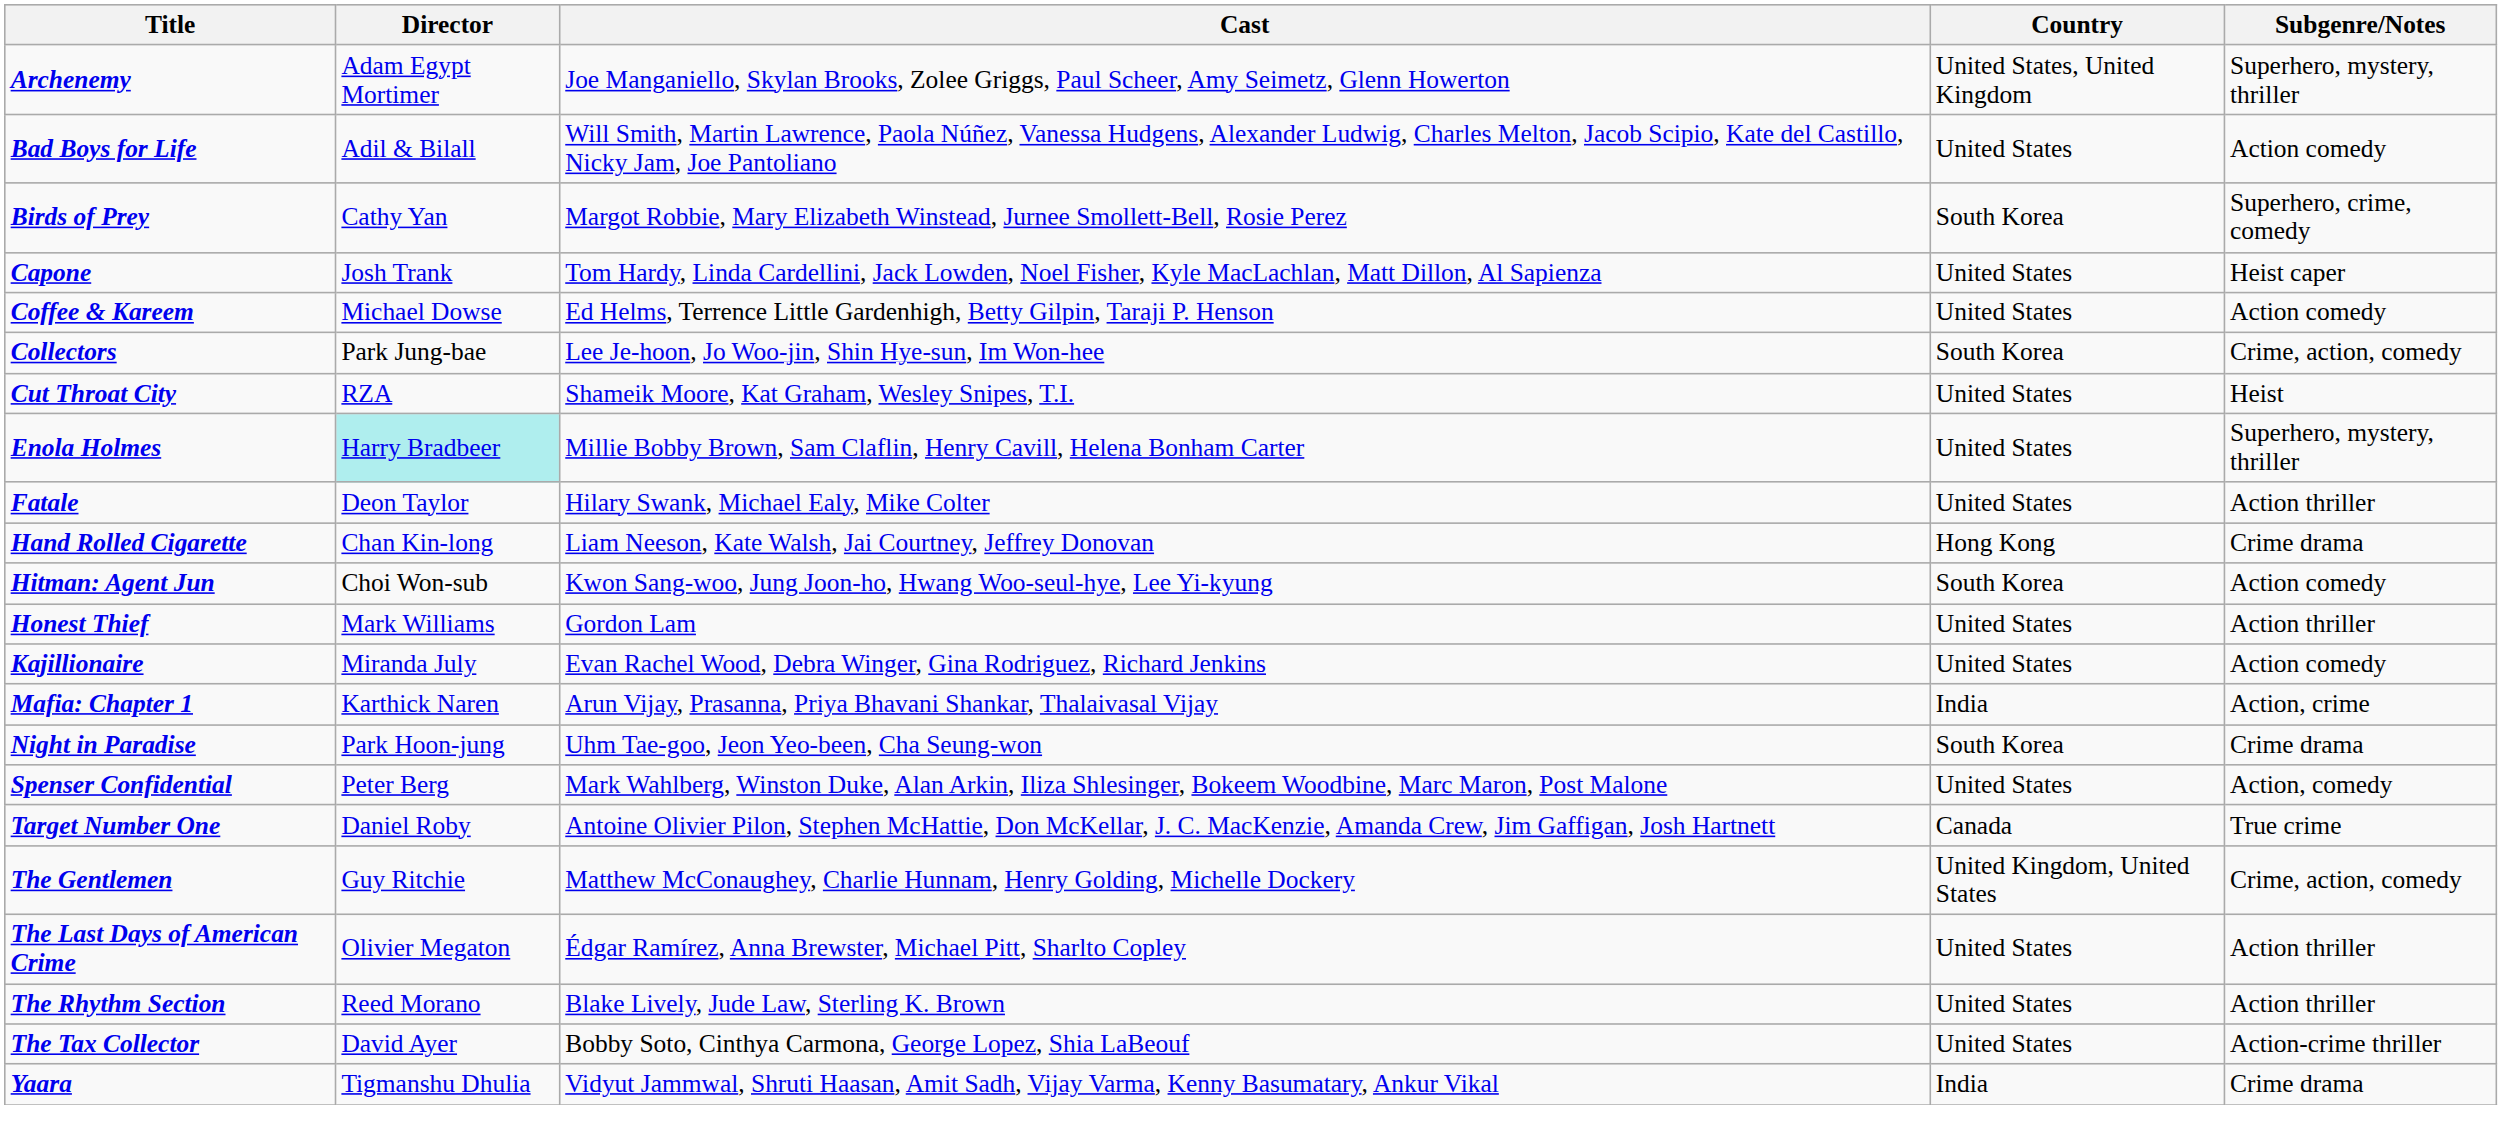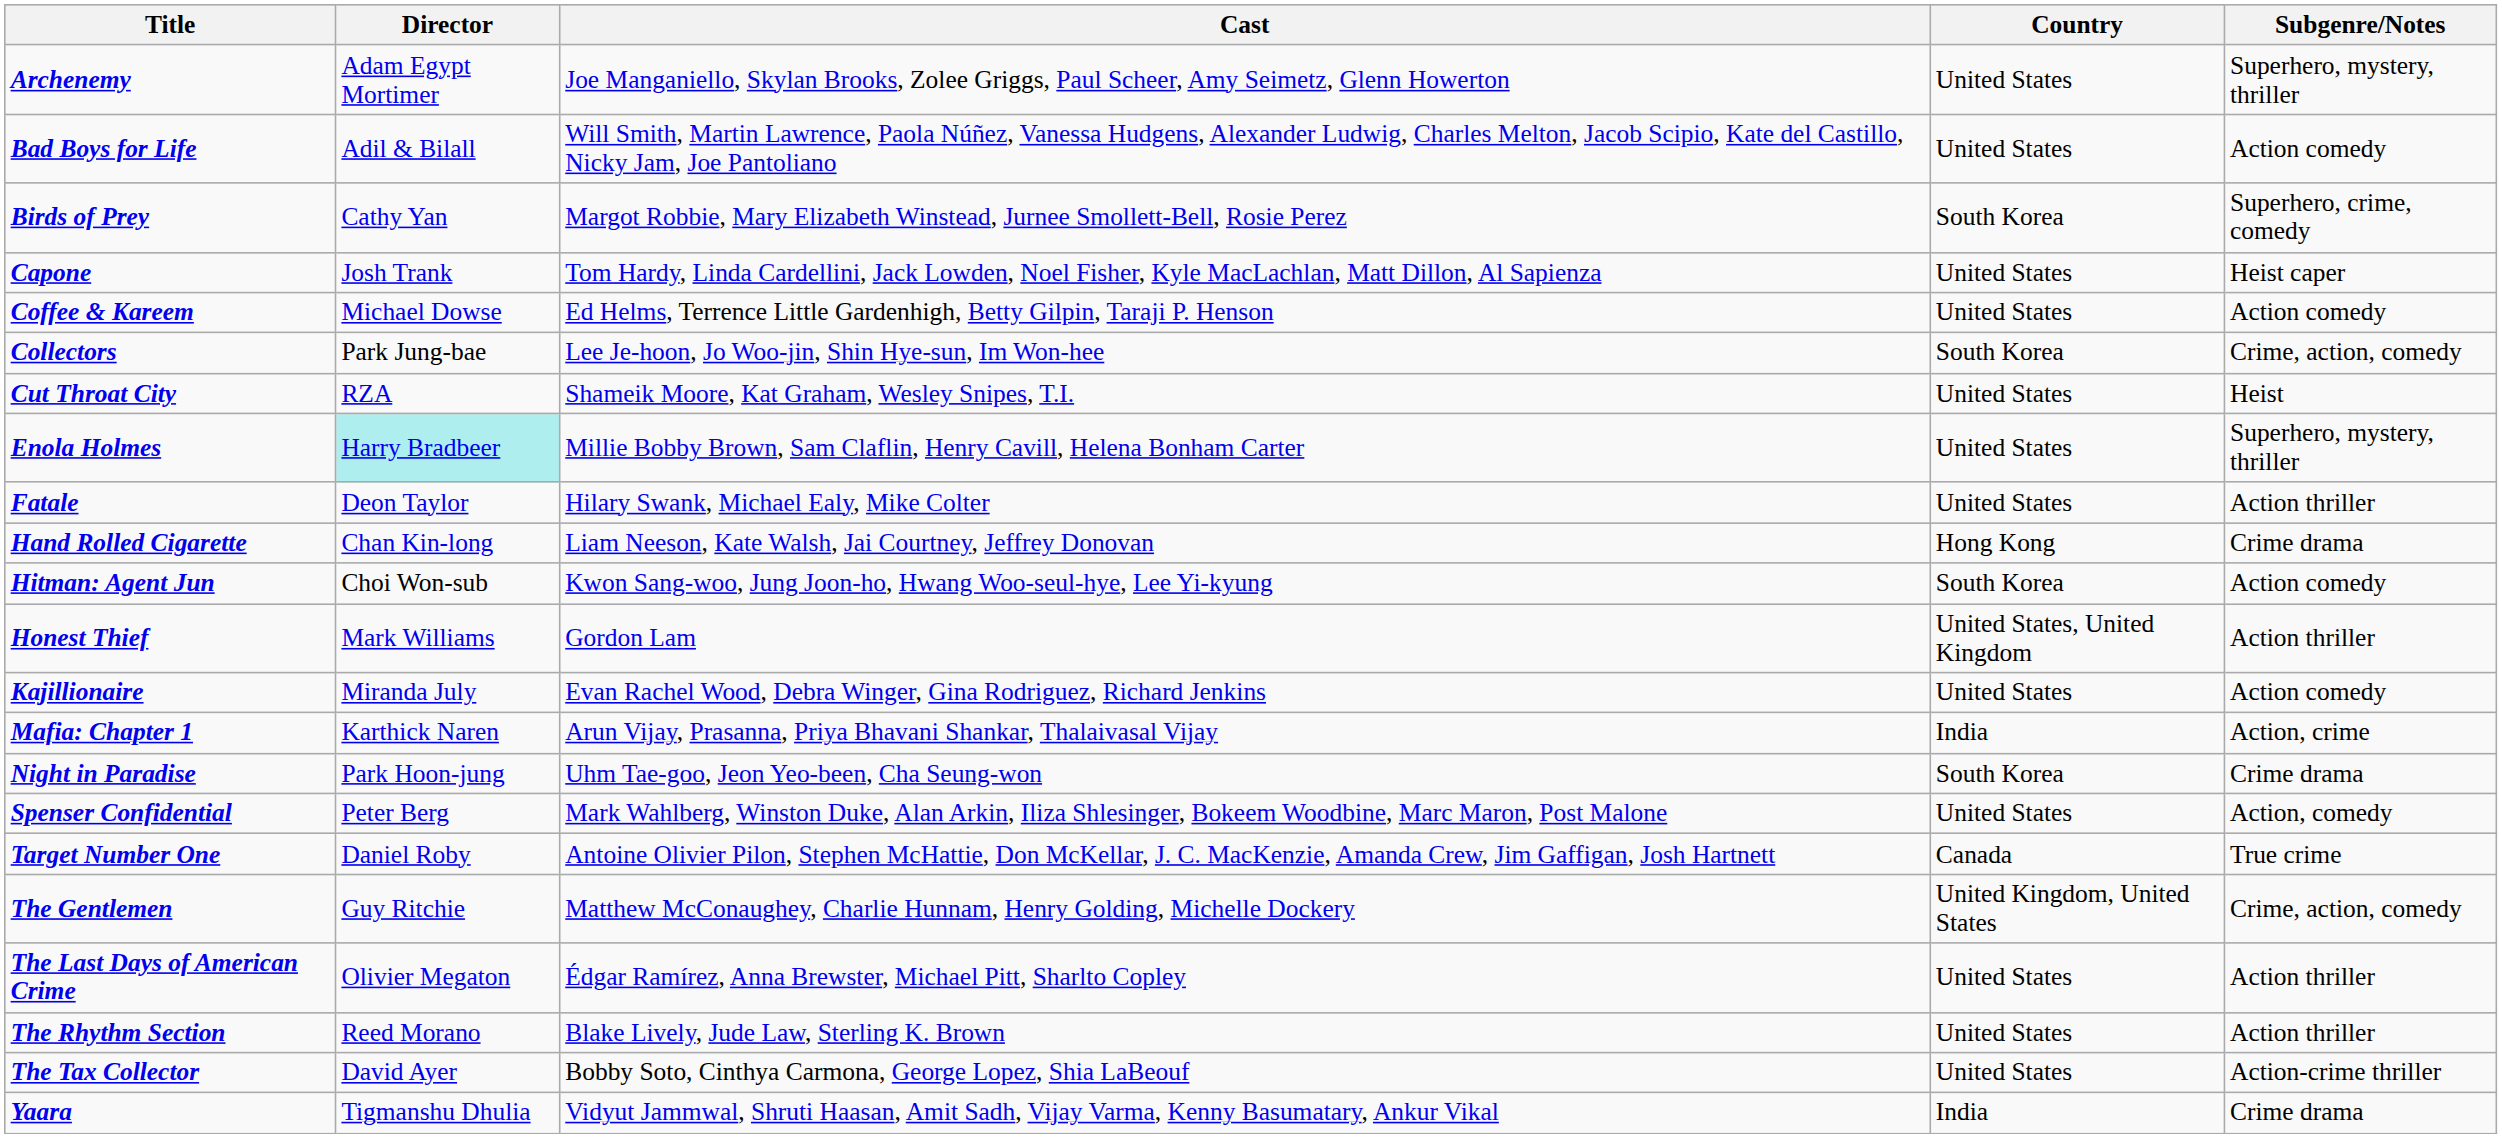(2045, 79) United States, United Kingdom -> (2004, 79) United States
(2004, 623) United States -> (2045, 637) United States, United Kingdom
